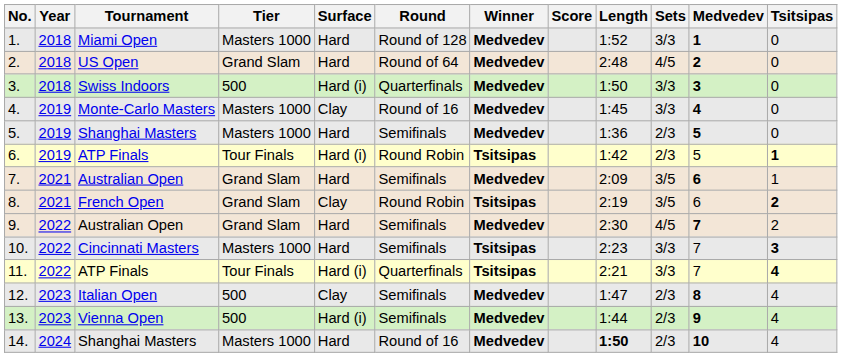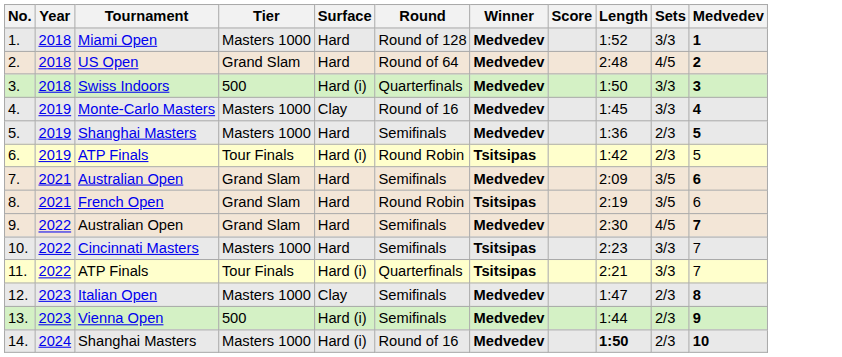- column: (802, 17)
(332, 202) Clay -> (334, 202) Hard
(234, 295) 500 -> (266, 295) Masters 1000
(334, 341) Hard -> (342, 341) Hard (i)
